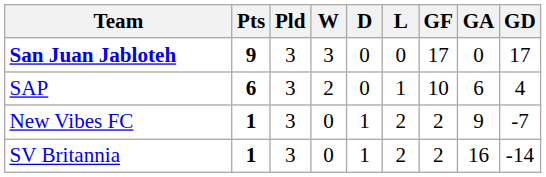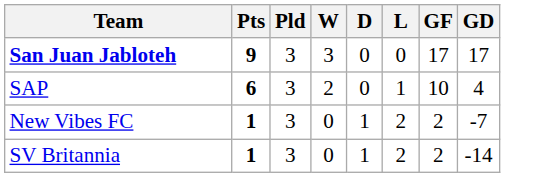- column: (479, 21)
